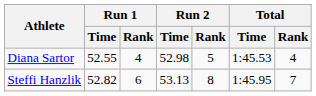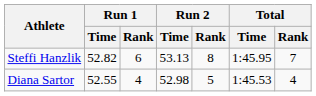rows swapped: (44, 80) <-> (41, 58)
